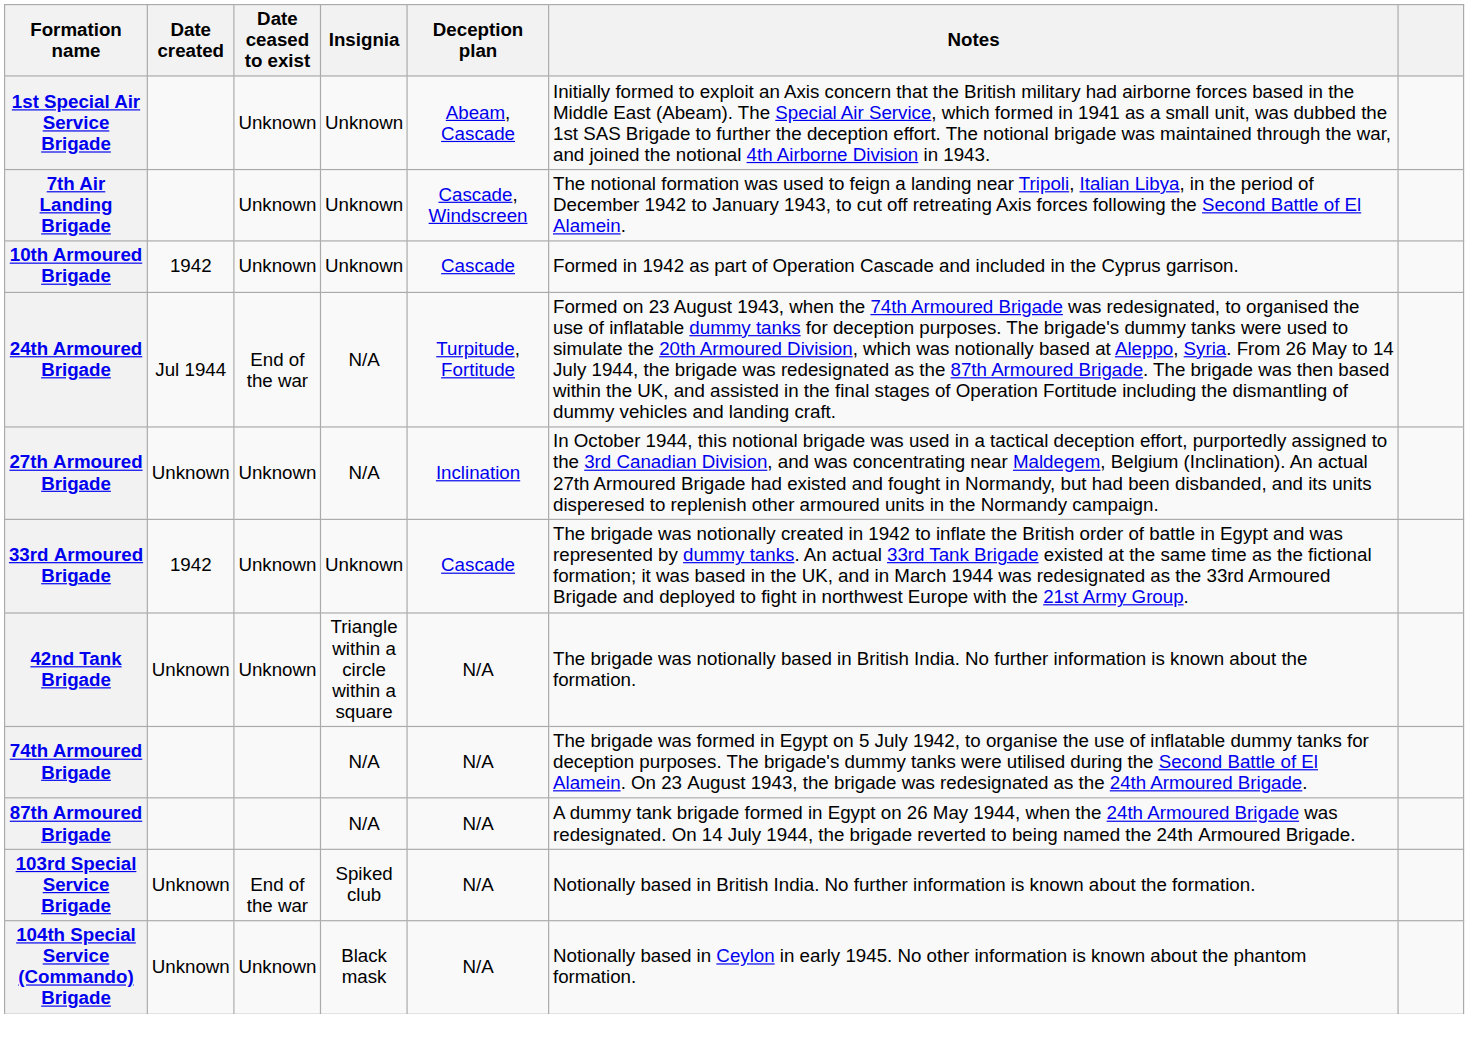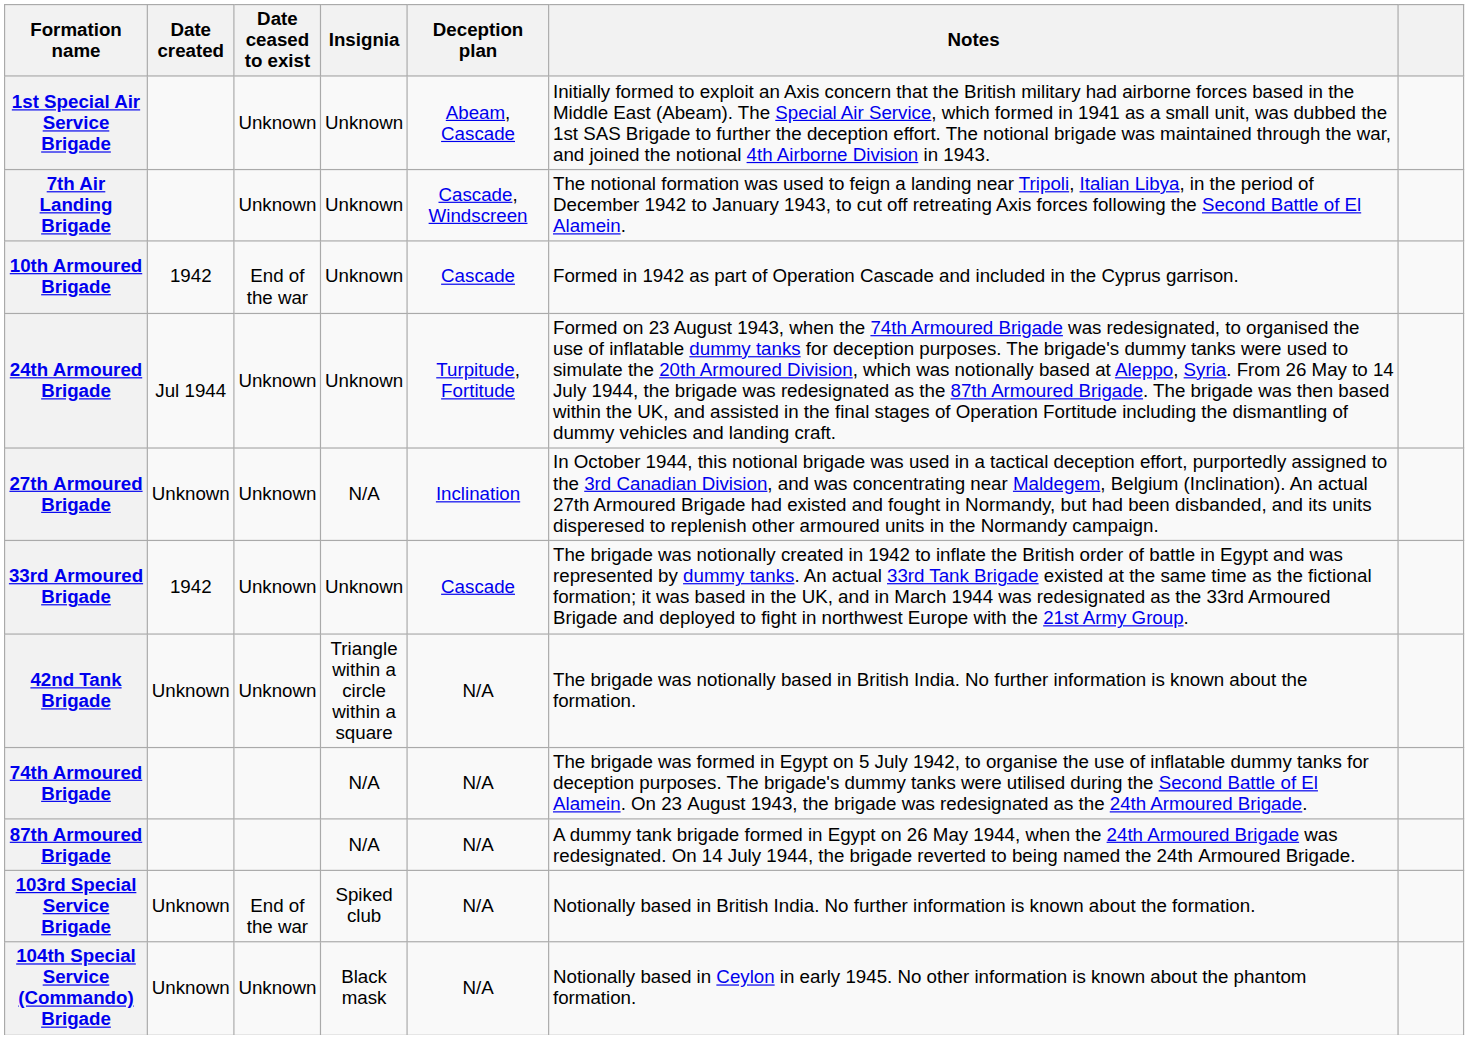(277, 266) Unknown -> (277, 287) End of the war
(277, 369) End of the war -> (277, 380) Unknown
(364, 359) N/A -> (364, 380) Unknown
